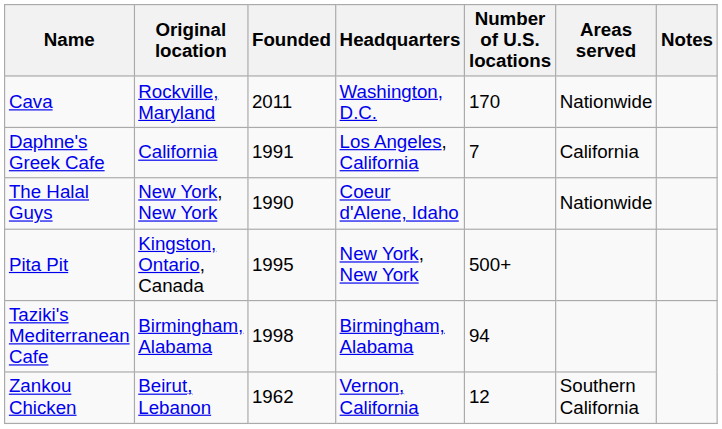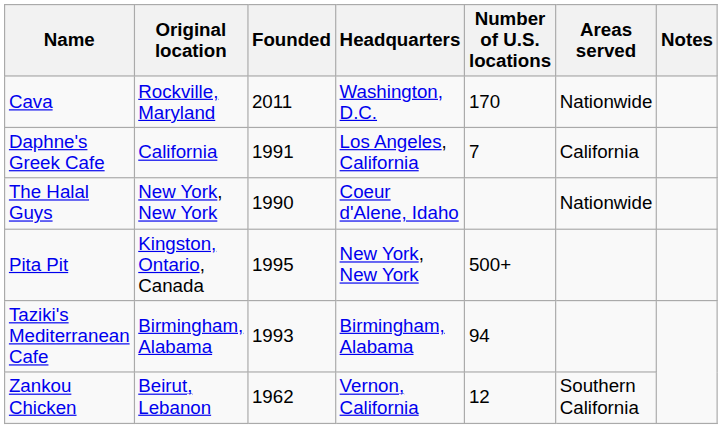(273, 336) 1998 -> (273, 336) 1993
